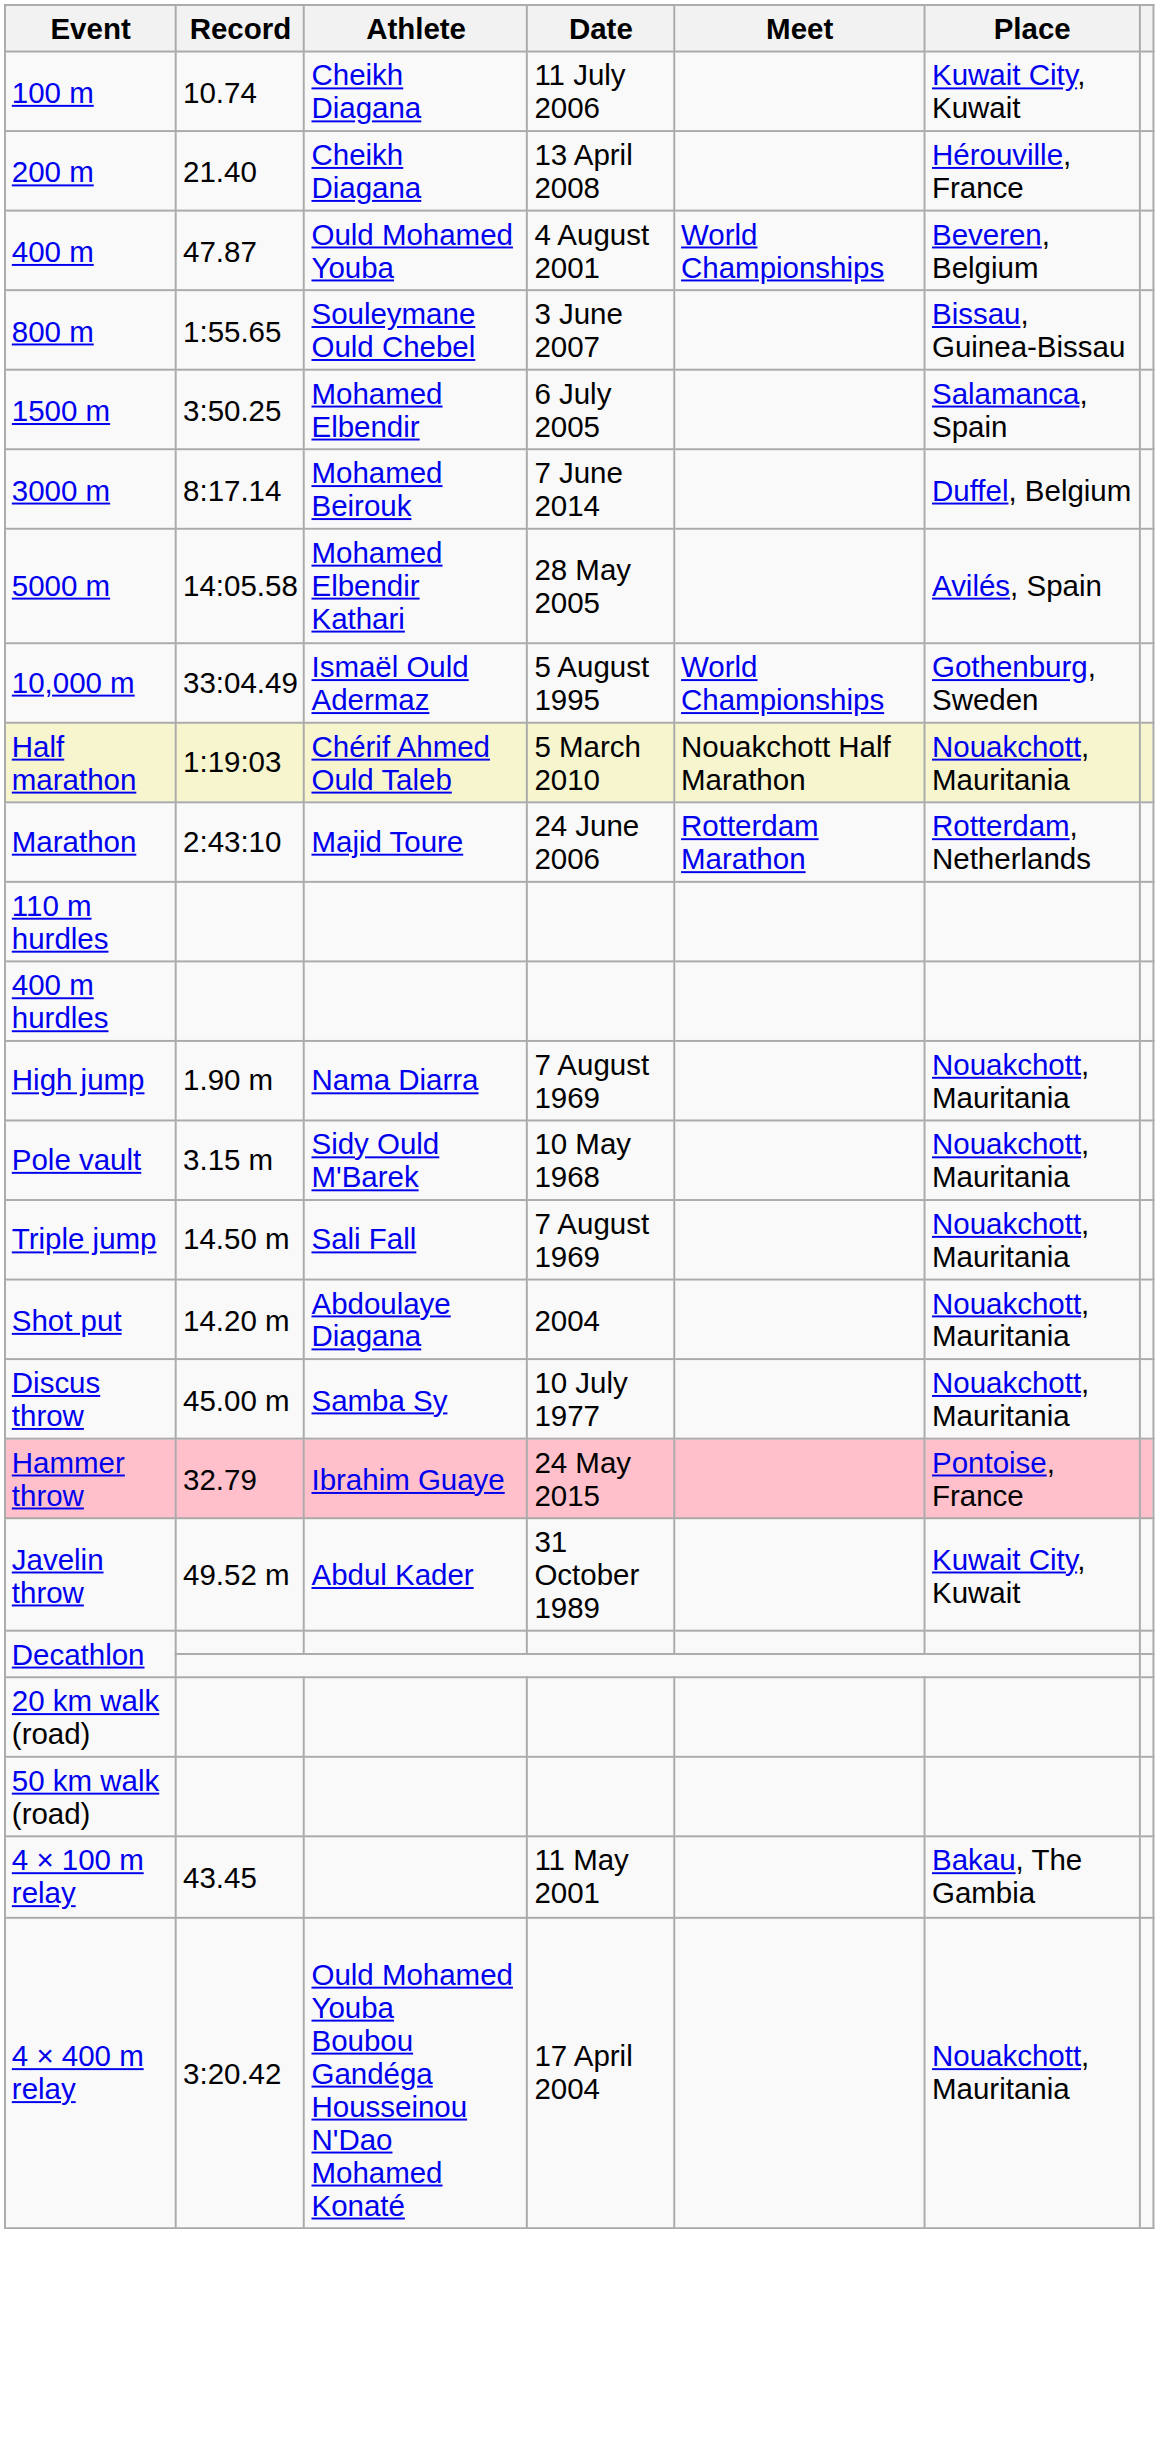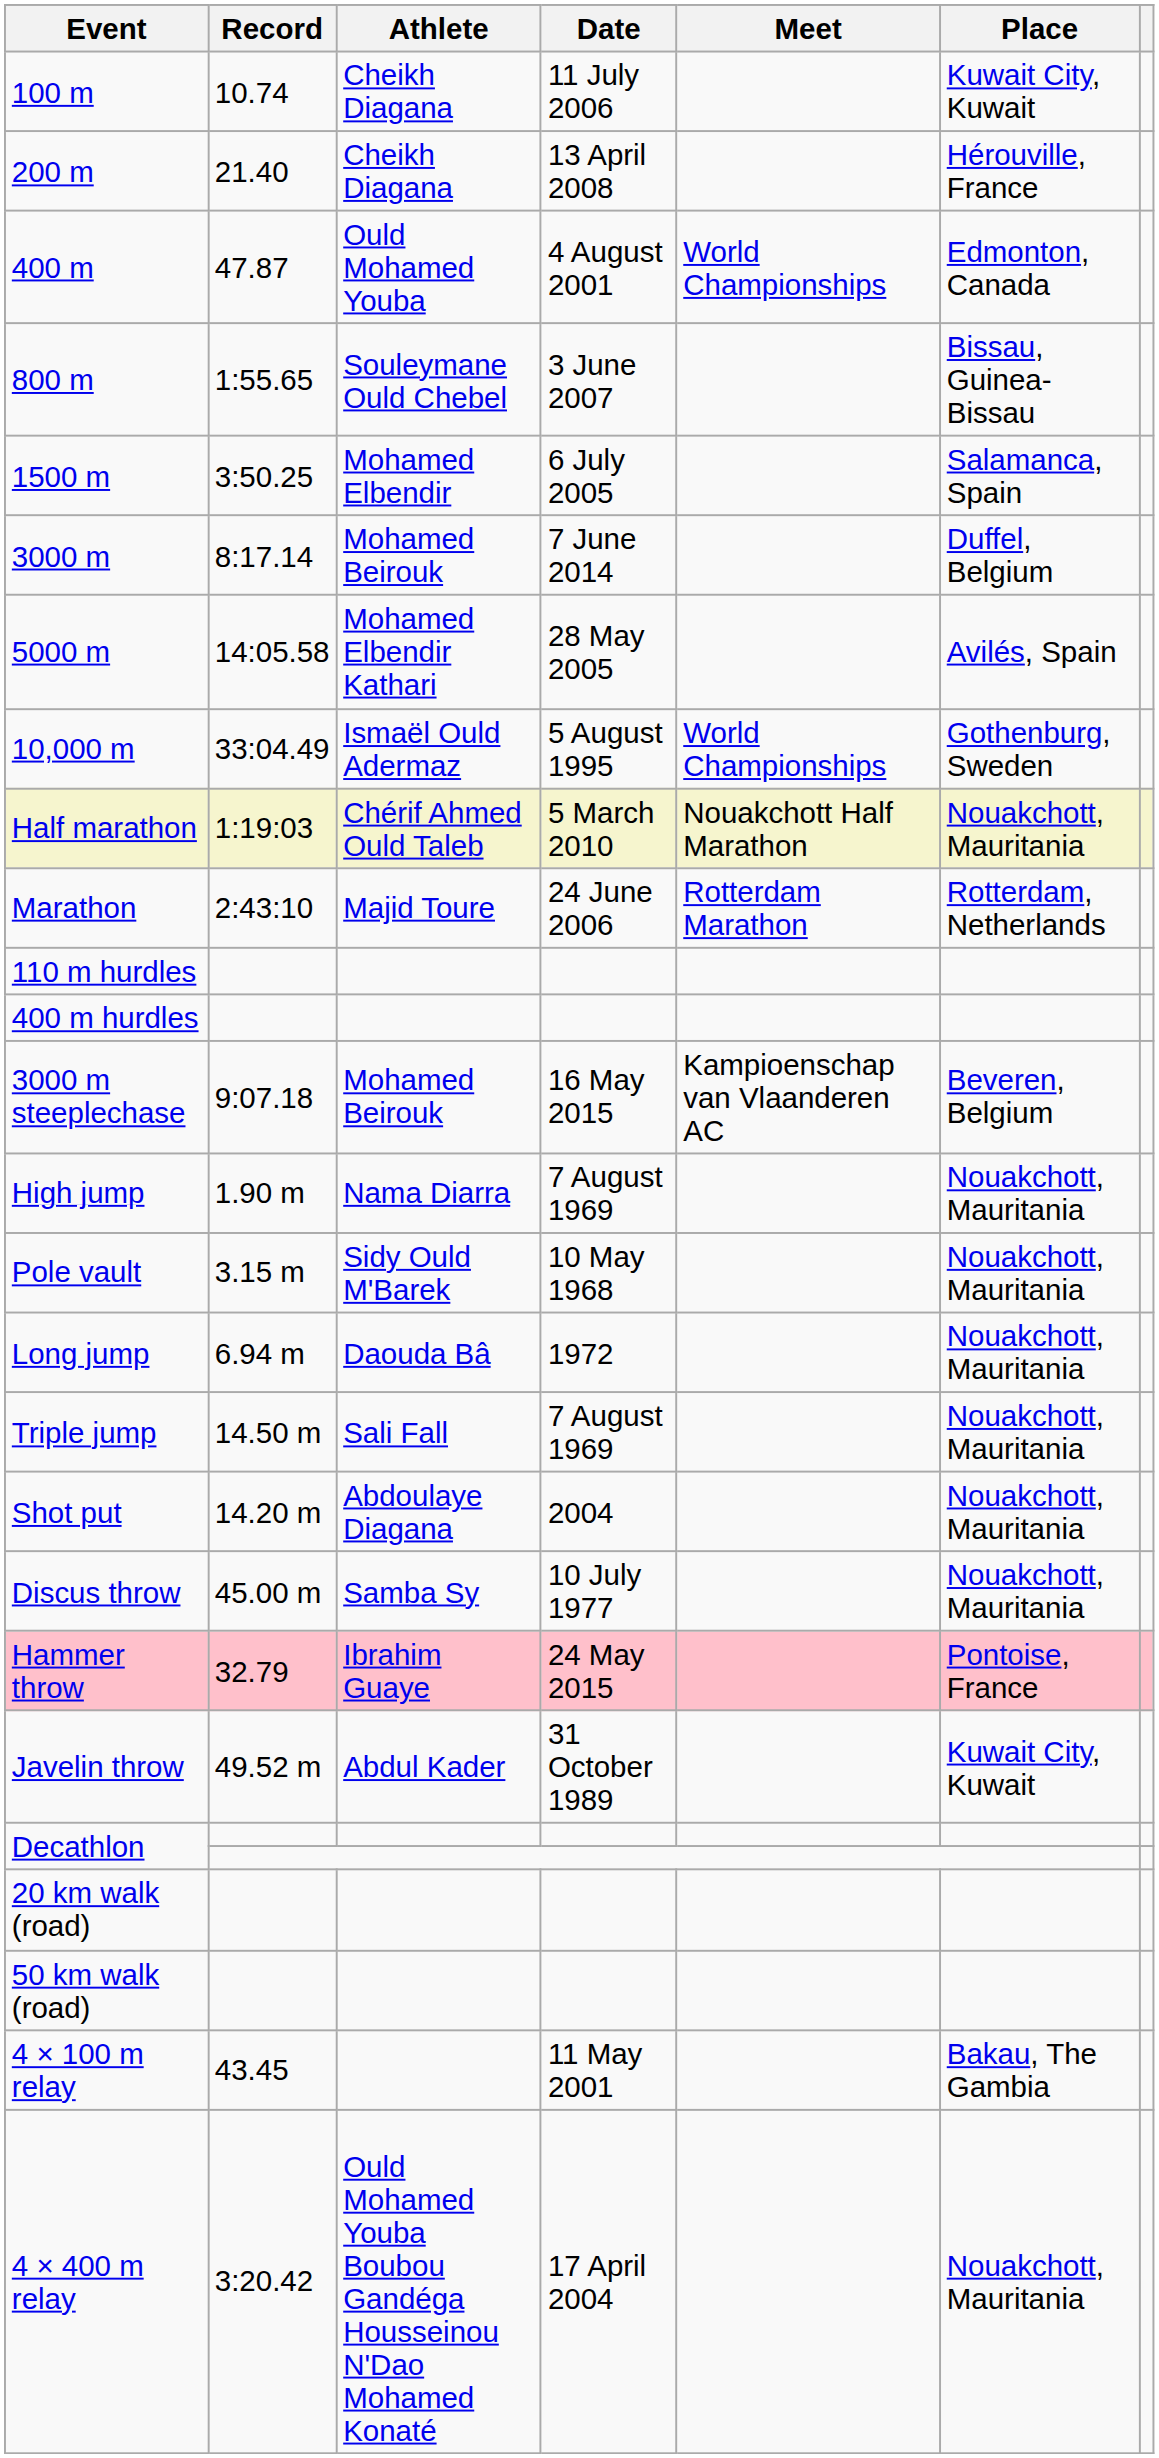(991, 251) Beveren, Belgium -> (1018, 267) Edmonton, Canada
+ row: (99, 1097)
+ row: (81, 1353)
